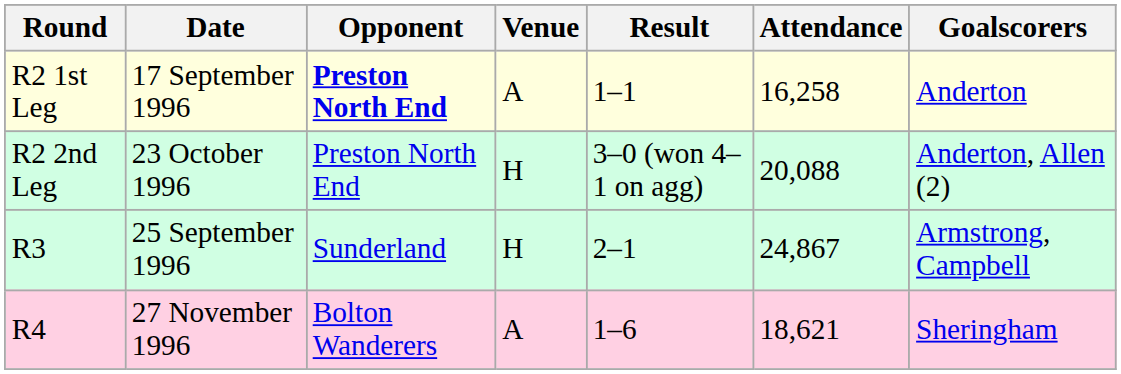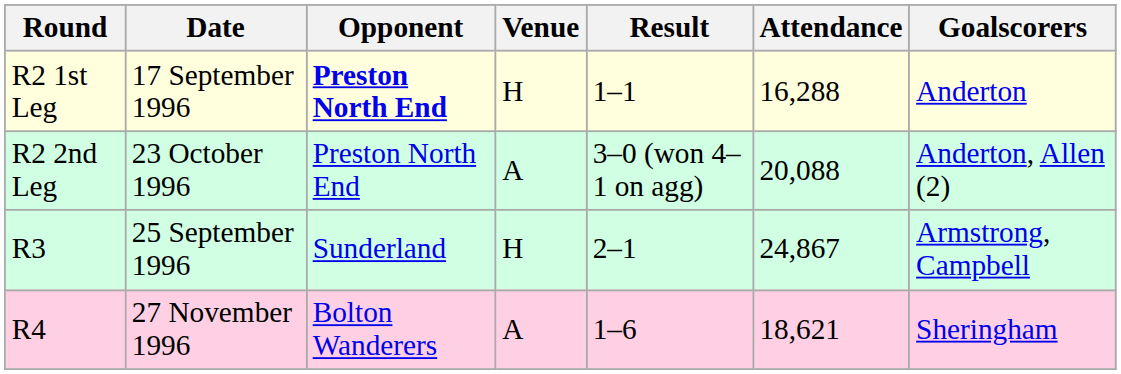(513, 90) A -> (513, 90) H
(800, 90) 16,258 -> (800, 90) 16,288
(513, 170) H -> (513, 170) A
